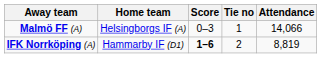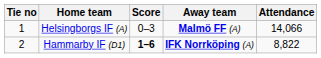columns swapped: (239, 12) <-> (51, 12)
(287, 45) 8,819 -> (287, 45) 8,822
